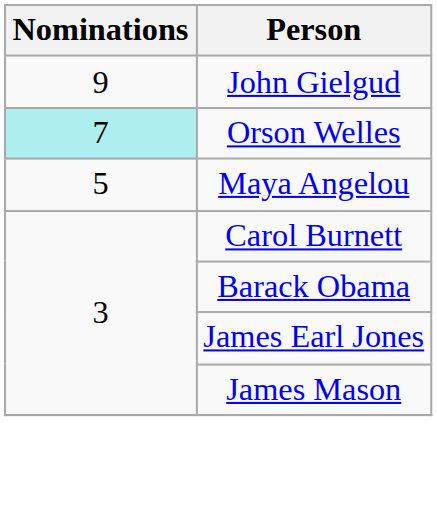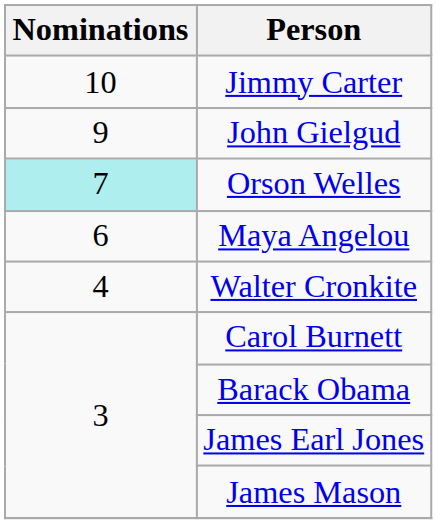+ row: (314, 81)
(100, 183) 5 -> (100, 235) 6
+ row: (314, 286)
